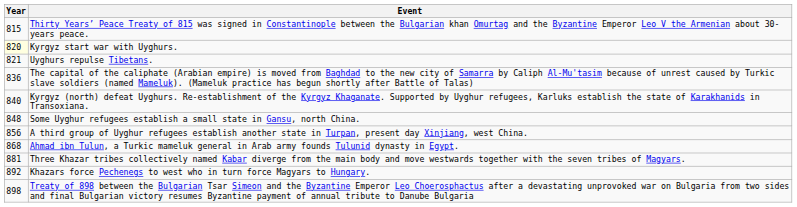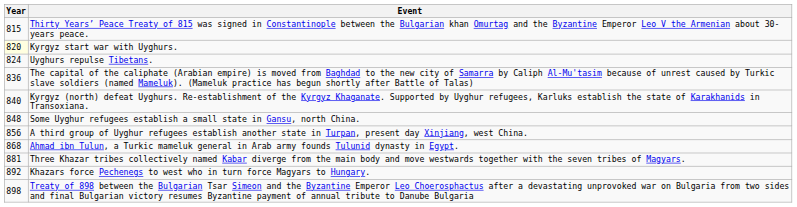(14, 60) 821 -> (14, 60) 824
